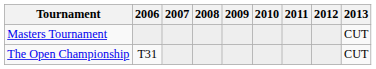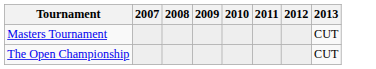- column: (147, 14)
